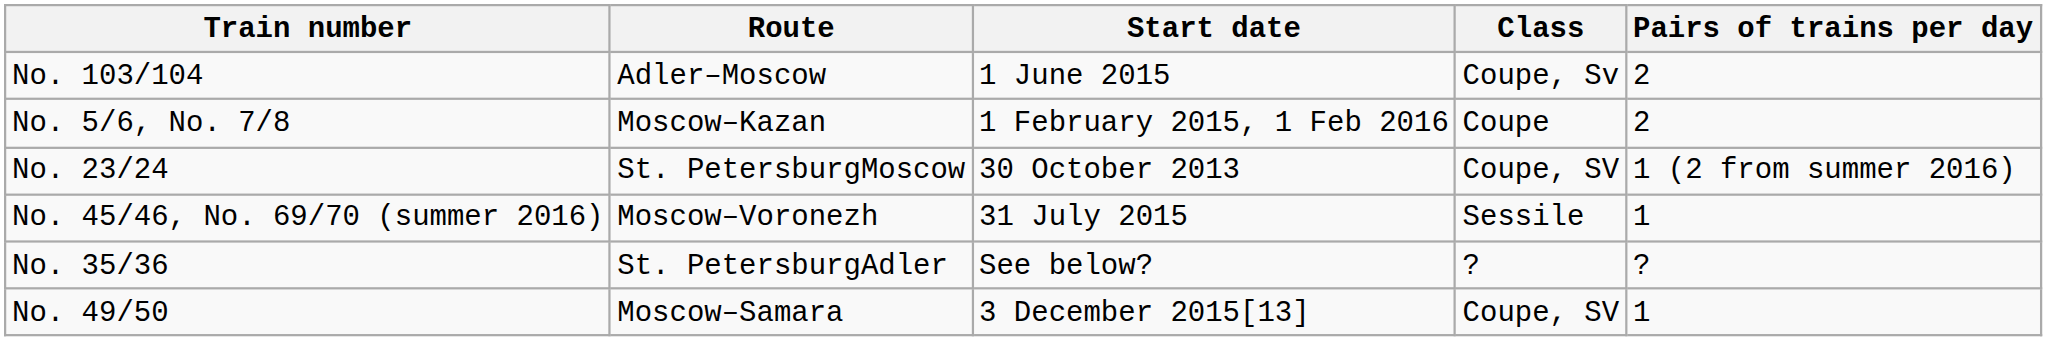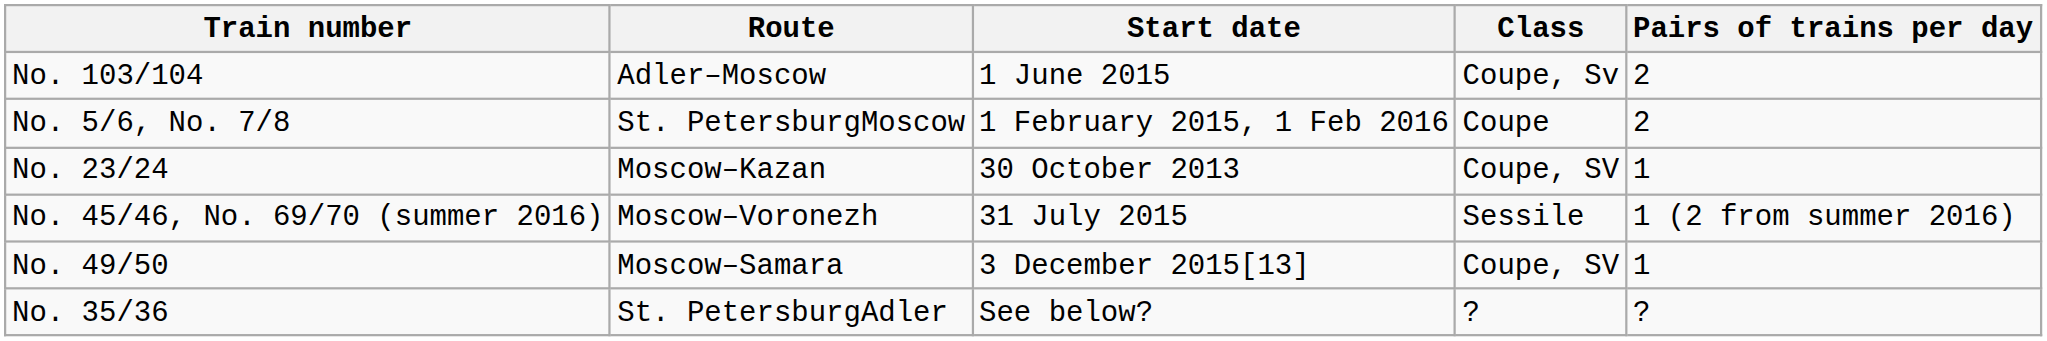(722, 123) Moscow–Kazan -> (791, 123) St. PetersburgMoscow
(791, 170) St. PetersburgMoscow -> (722, 170) Moscow–Kazan
(1824, 170) 1 (2 from summer 2016) -> (1642, 170) 1
(1642, 218) 1 -> (1824, 218) 1 (2 from summer 2016)
rows swapped: (90, 312) <-> (90, 265)
